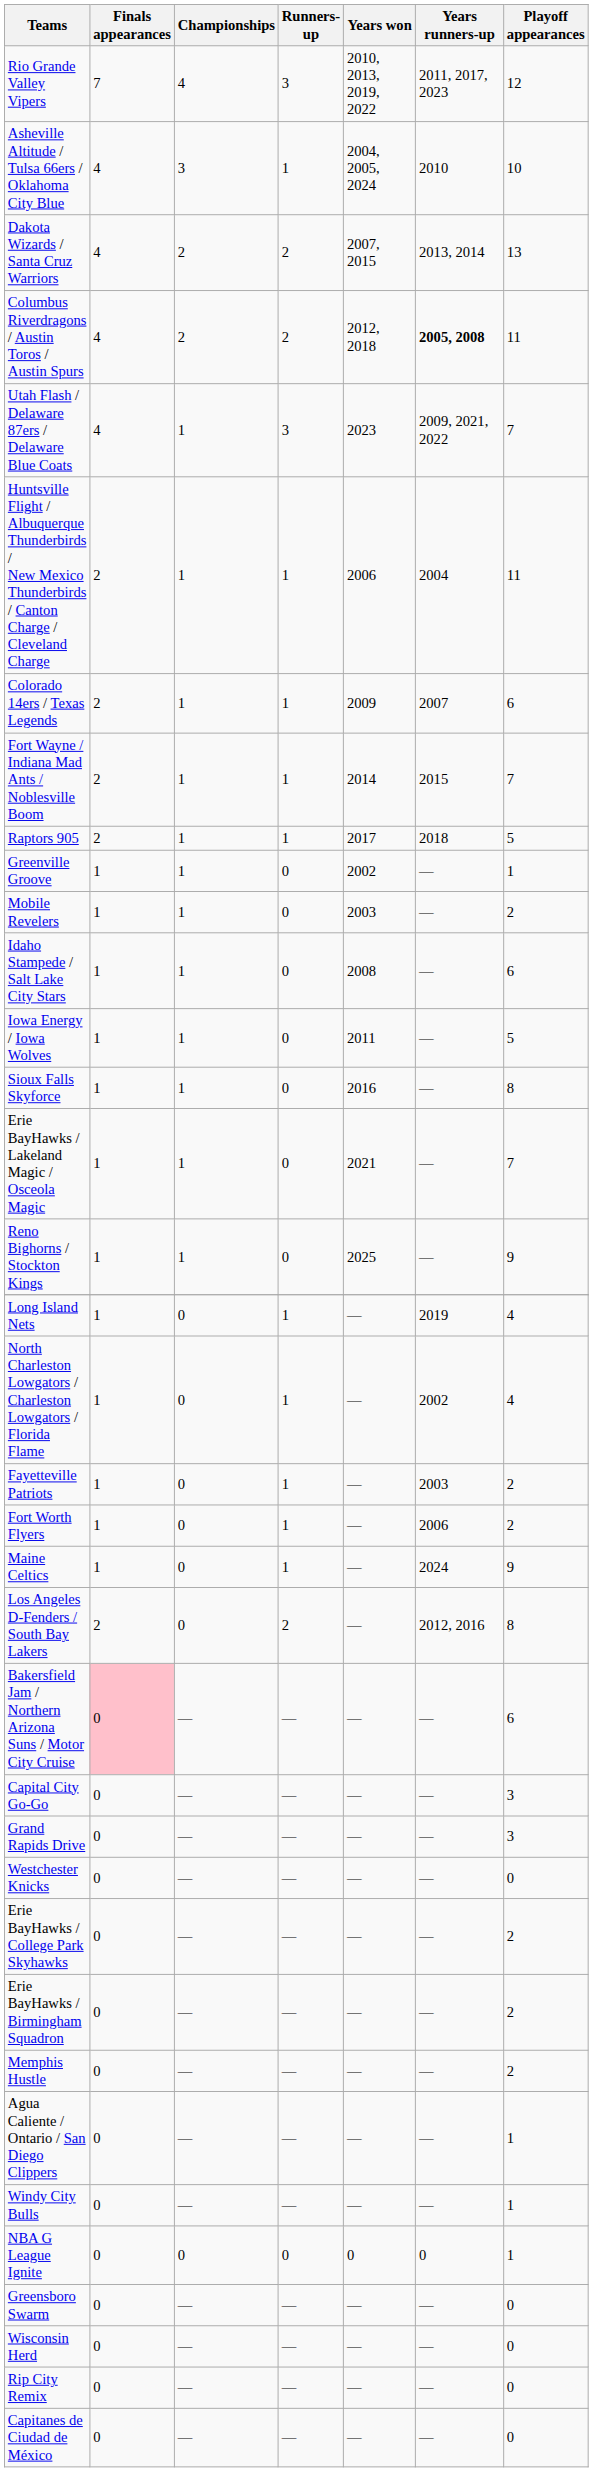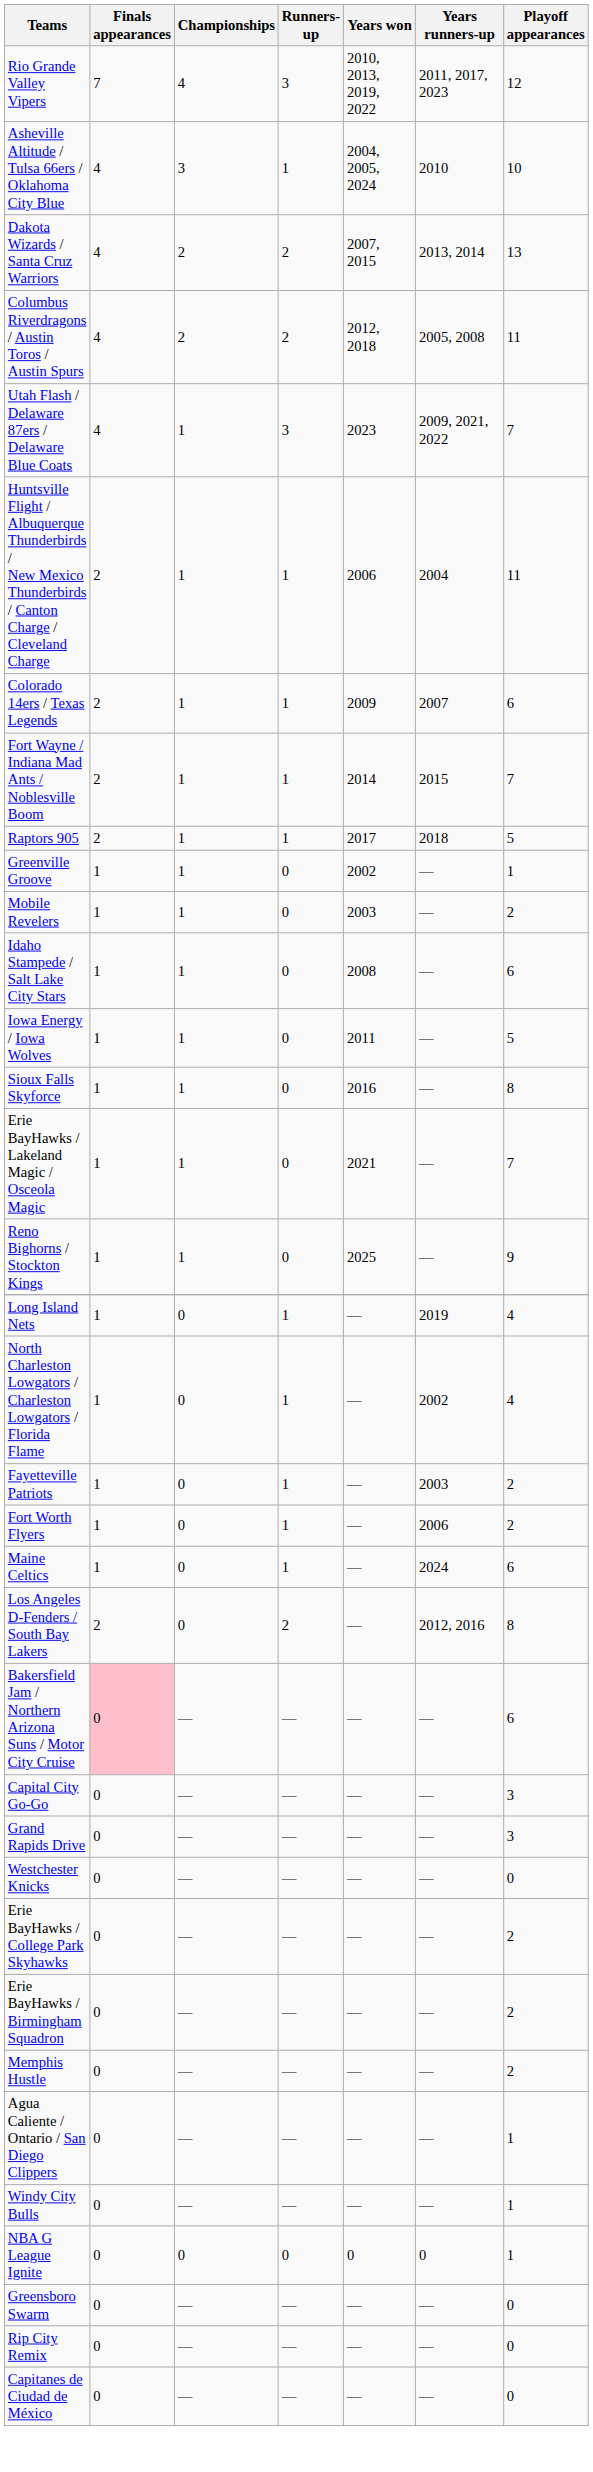(452, 337) bold -> (452, 337) normal
(510, 1567) 9 -> (510, 1567) 6
- row: (38, 2346)
